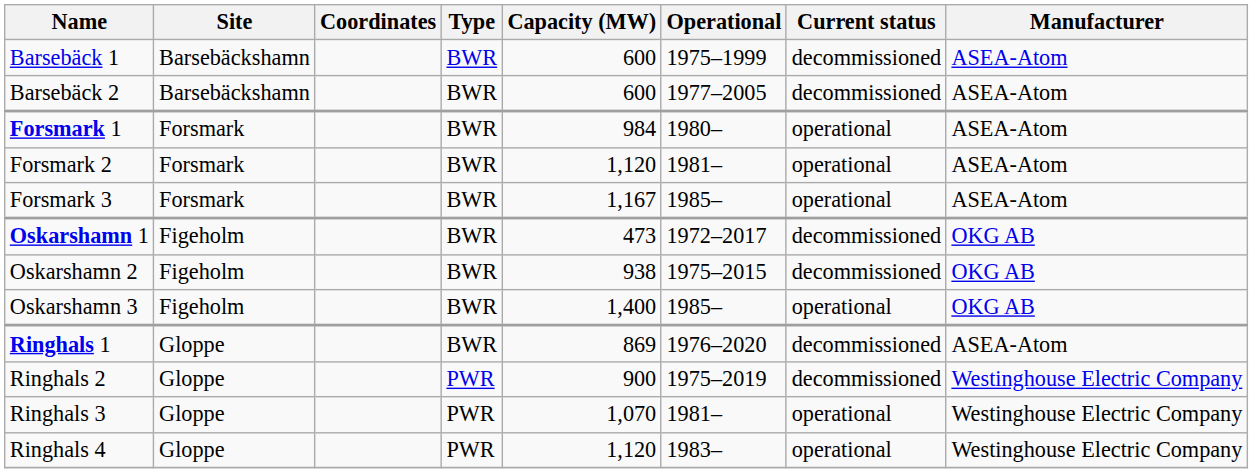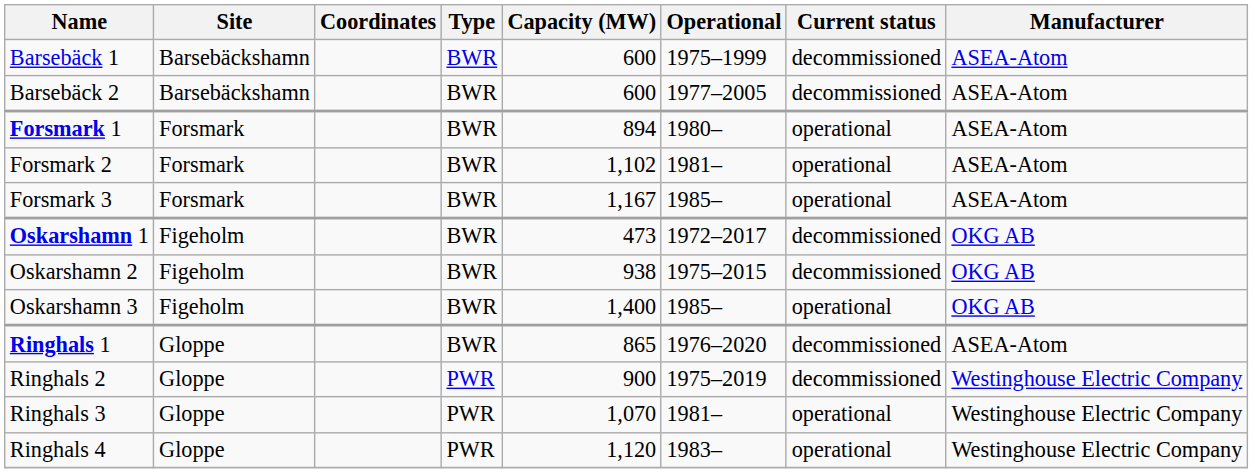(640, 129) 984 -> (640, 129) 894
(631, 164) 1,120 -> (631, 164) 1,102
(640, 343) 869 -> (640, 343) 865
